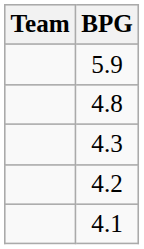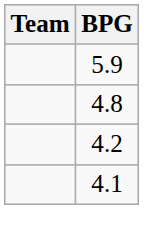- row: (107, 143)
